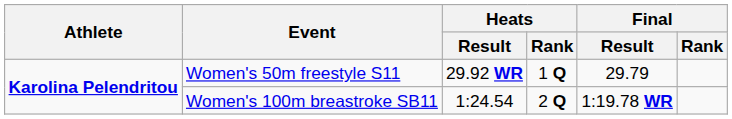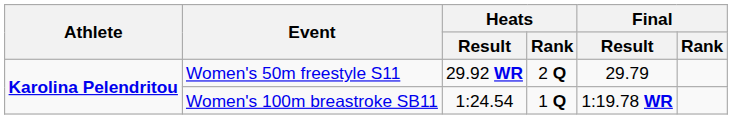(552, 73) 1 Q -> (552, 73) 2 Q
(552, 101) 2 Q -> (552, 101) 1 Q
